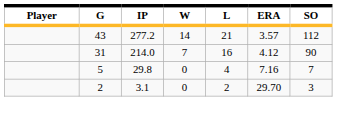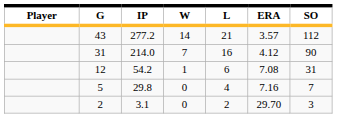+ row: (100, 70)
